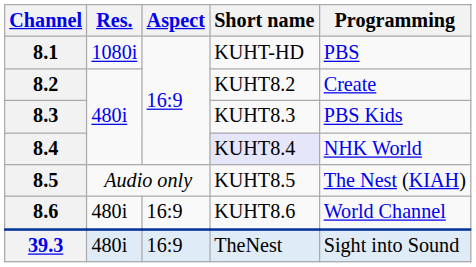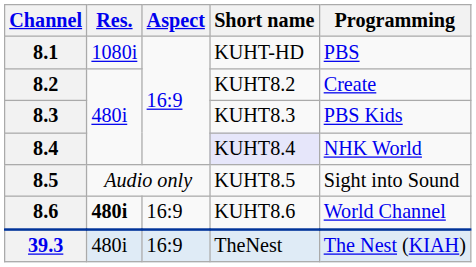(395, 180) The Nest (KIAH) -> (391, 180) Sight into Sound
(109, 212) normal -> (109, 212) bold
(391, 245) Sight into Sound -> (395, 245) The Nest (KIAH)
